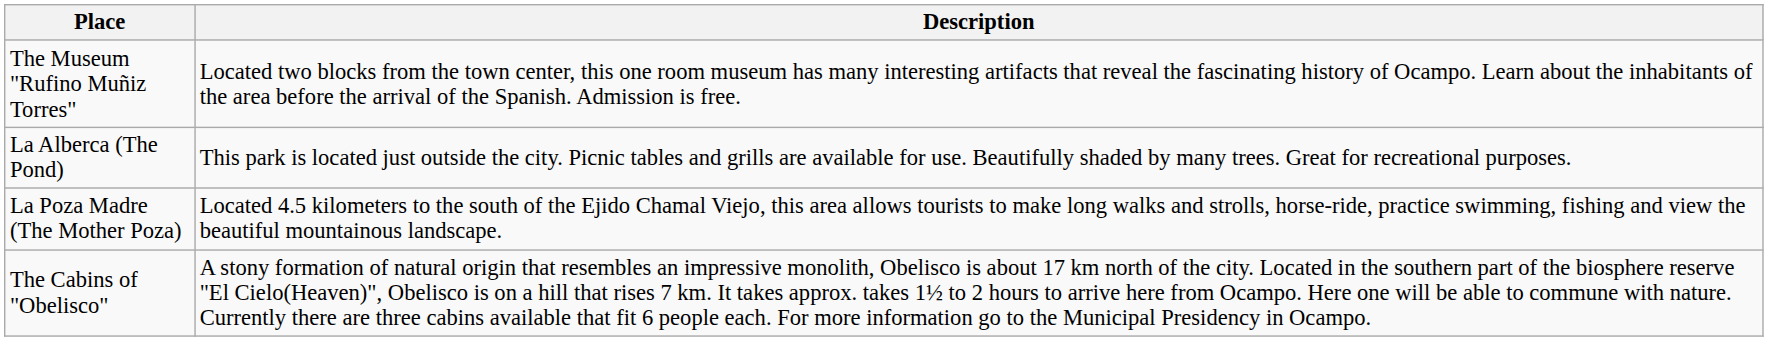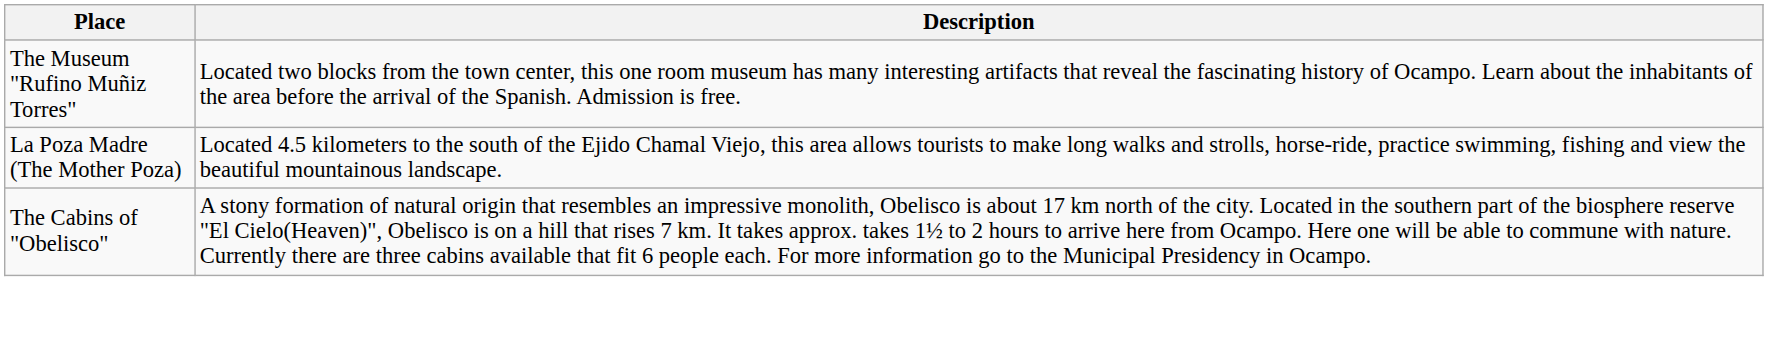- row: (84, 157)
